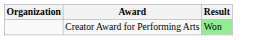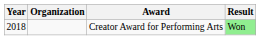+ column: (16, 12)
